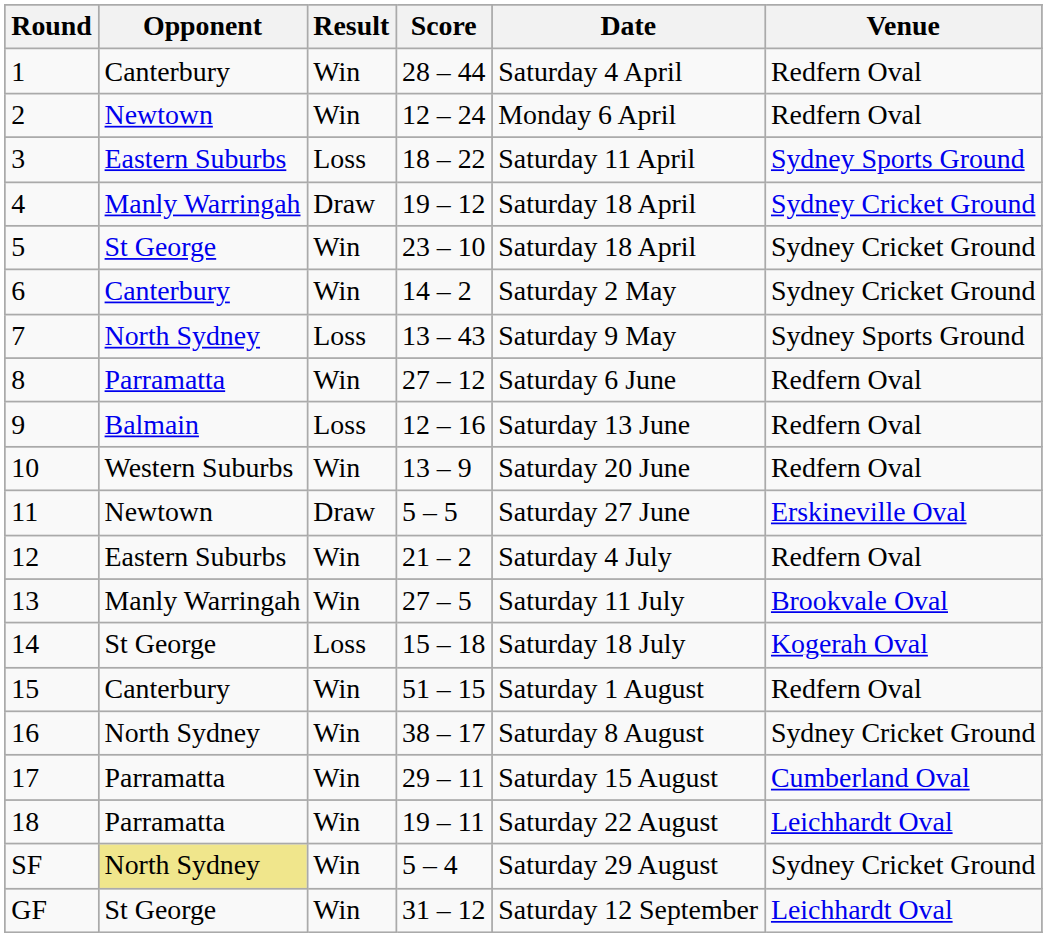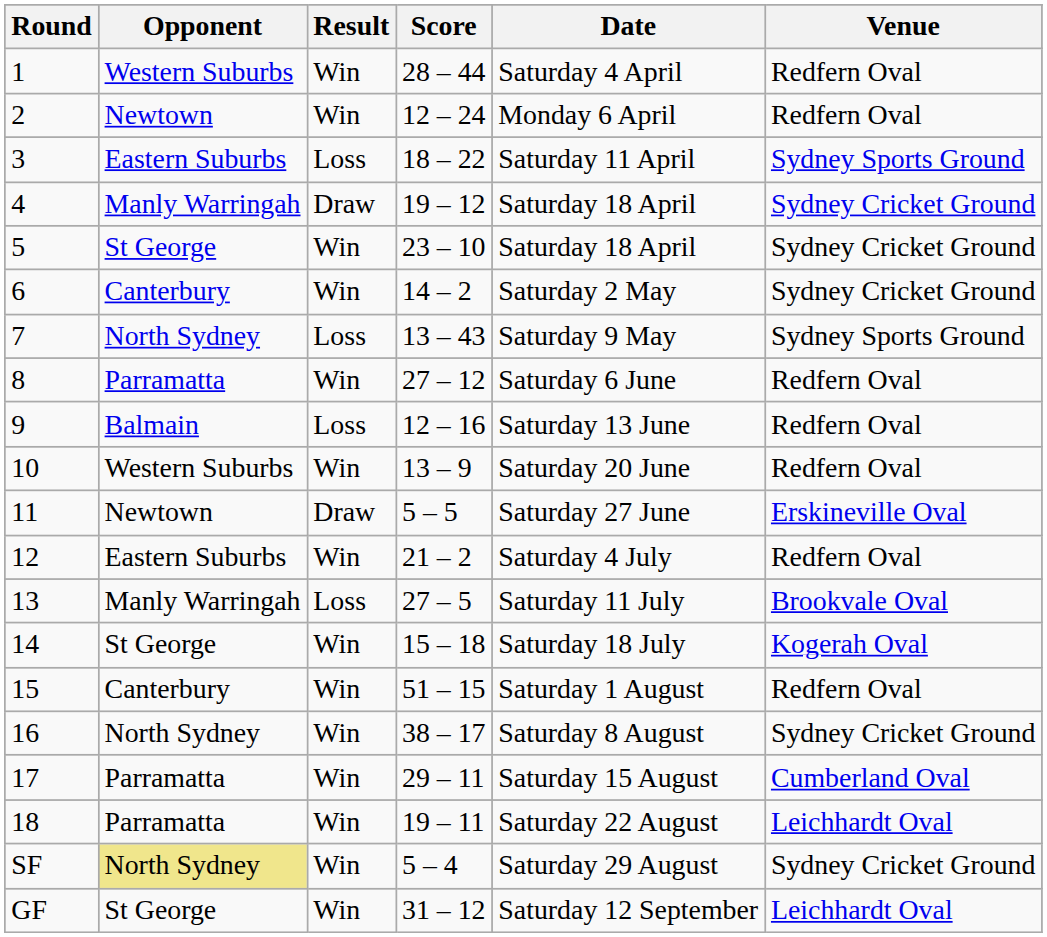(167, 70) Canterbury -> (199, 70) Western Suburbs
(337, 600) Win -> (340, 600) Loss
(340, 644) Loss -> (337, 644) Win
